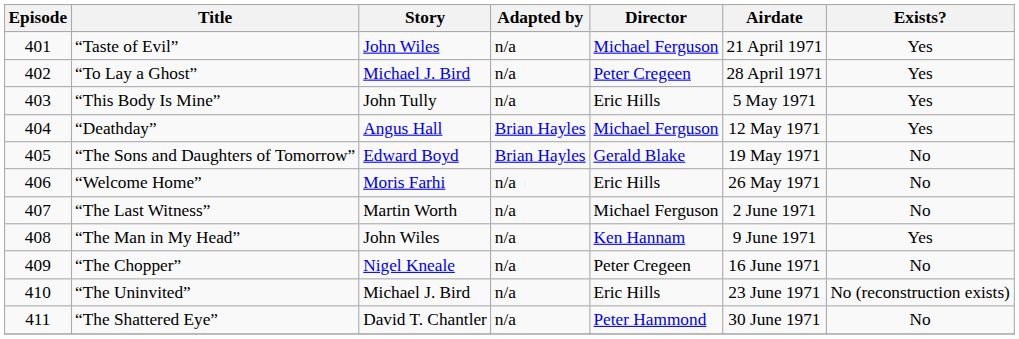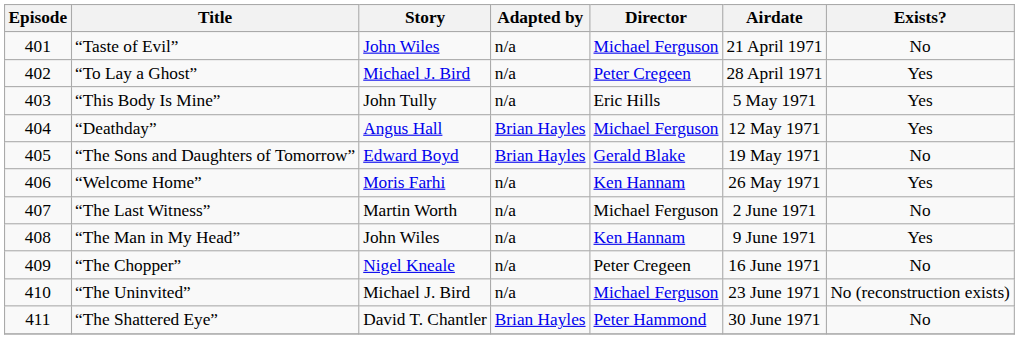(920, 45) Yes -> (920, 45) No
(627, 182) Eric Hills -> (639, 182) Ken Hannam
(920, 182) No -> (920, 182) Yes
(627, 292) Eric Hills -> (656, 292) Michael Ferguson
(505, 319) n/a -> (540, 319) Brian Hayles
